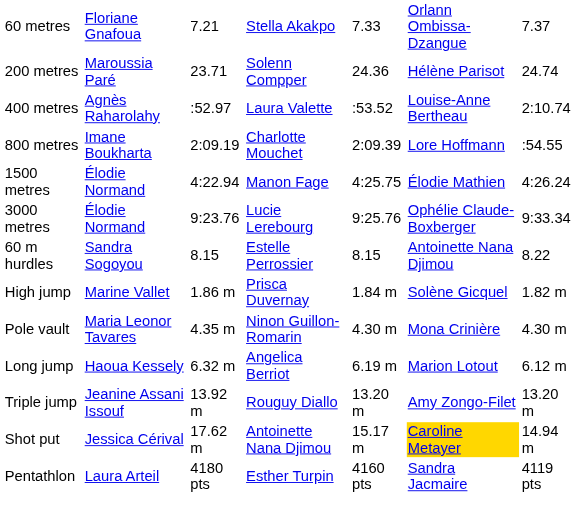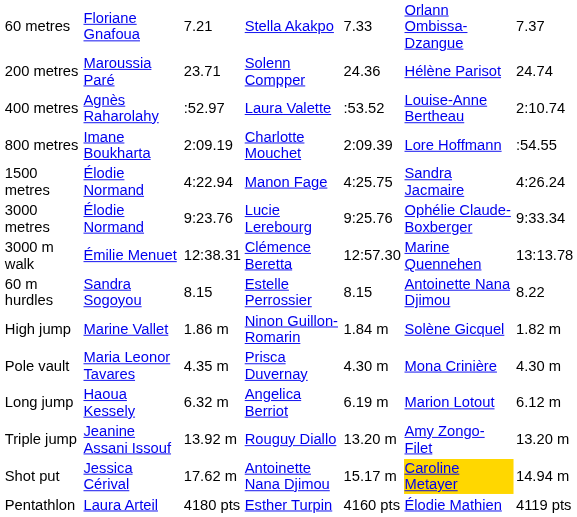(456, 182) Élodie Mathien -> (434, 182) Sandra Jacmaire
+ row: (29, 255)
(278, 292) Prisca Duvernay -> (291, 329) Ninon Guillon-Romarin
(293, 329) Ninon Guillon-Romarin -> (276, 366) Prisca Duvernay
(438, 476) Sandra Jacmaire -> (453, 505) Élodie Mathien
